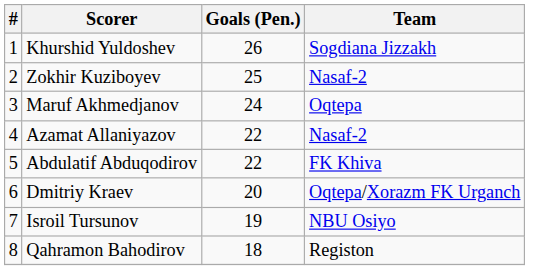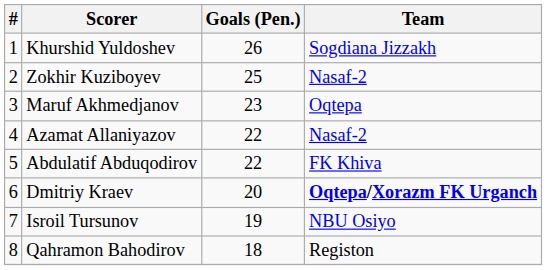(253, 105) 24 -> (253, 105) 23
(415, 192) normal -> (423, 192) bold
